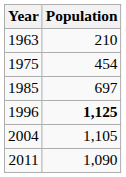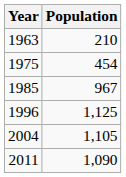(106, 88) 697 -> (106, 88) 967
(100, 112) bold -> (100, 112) normal
